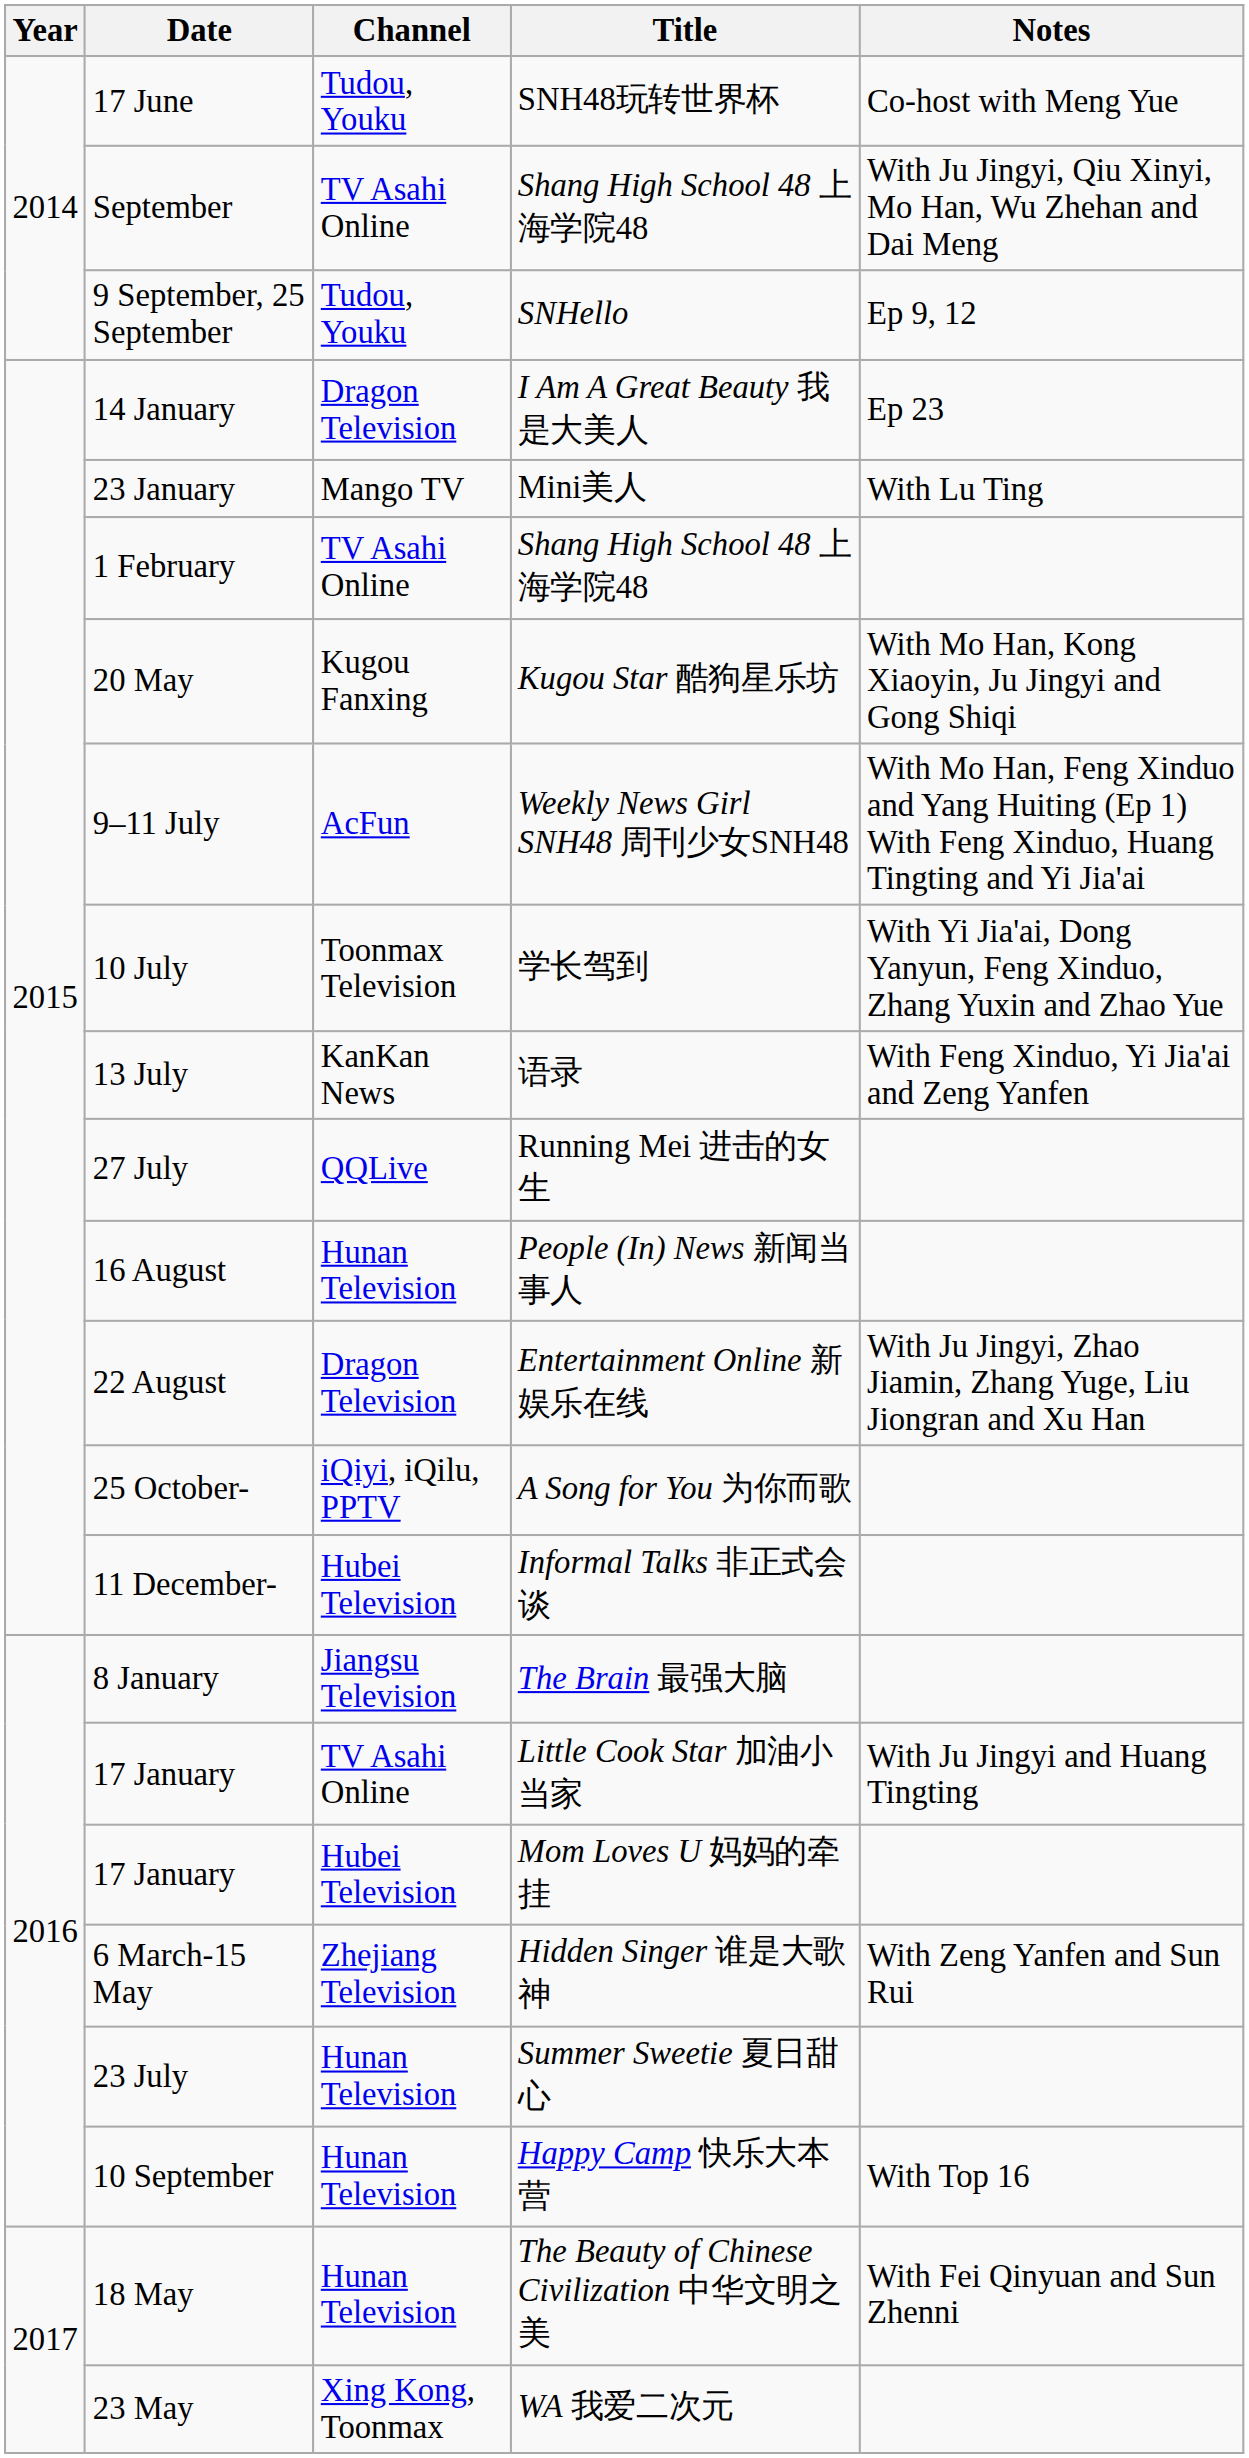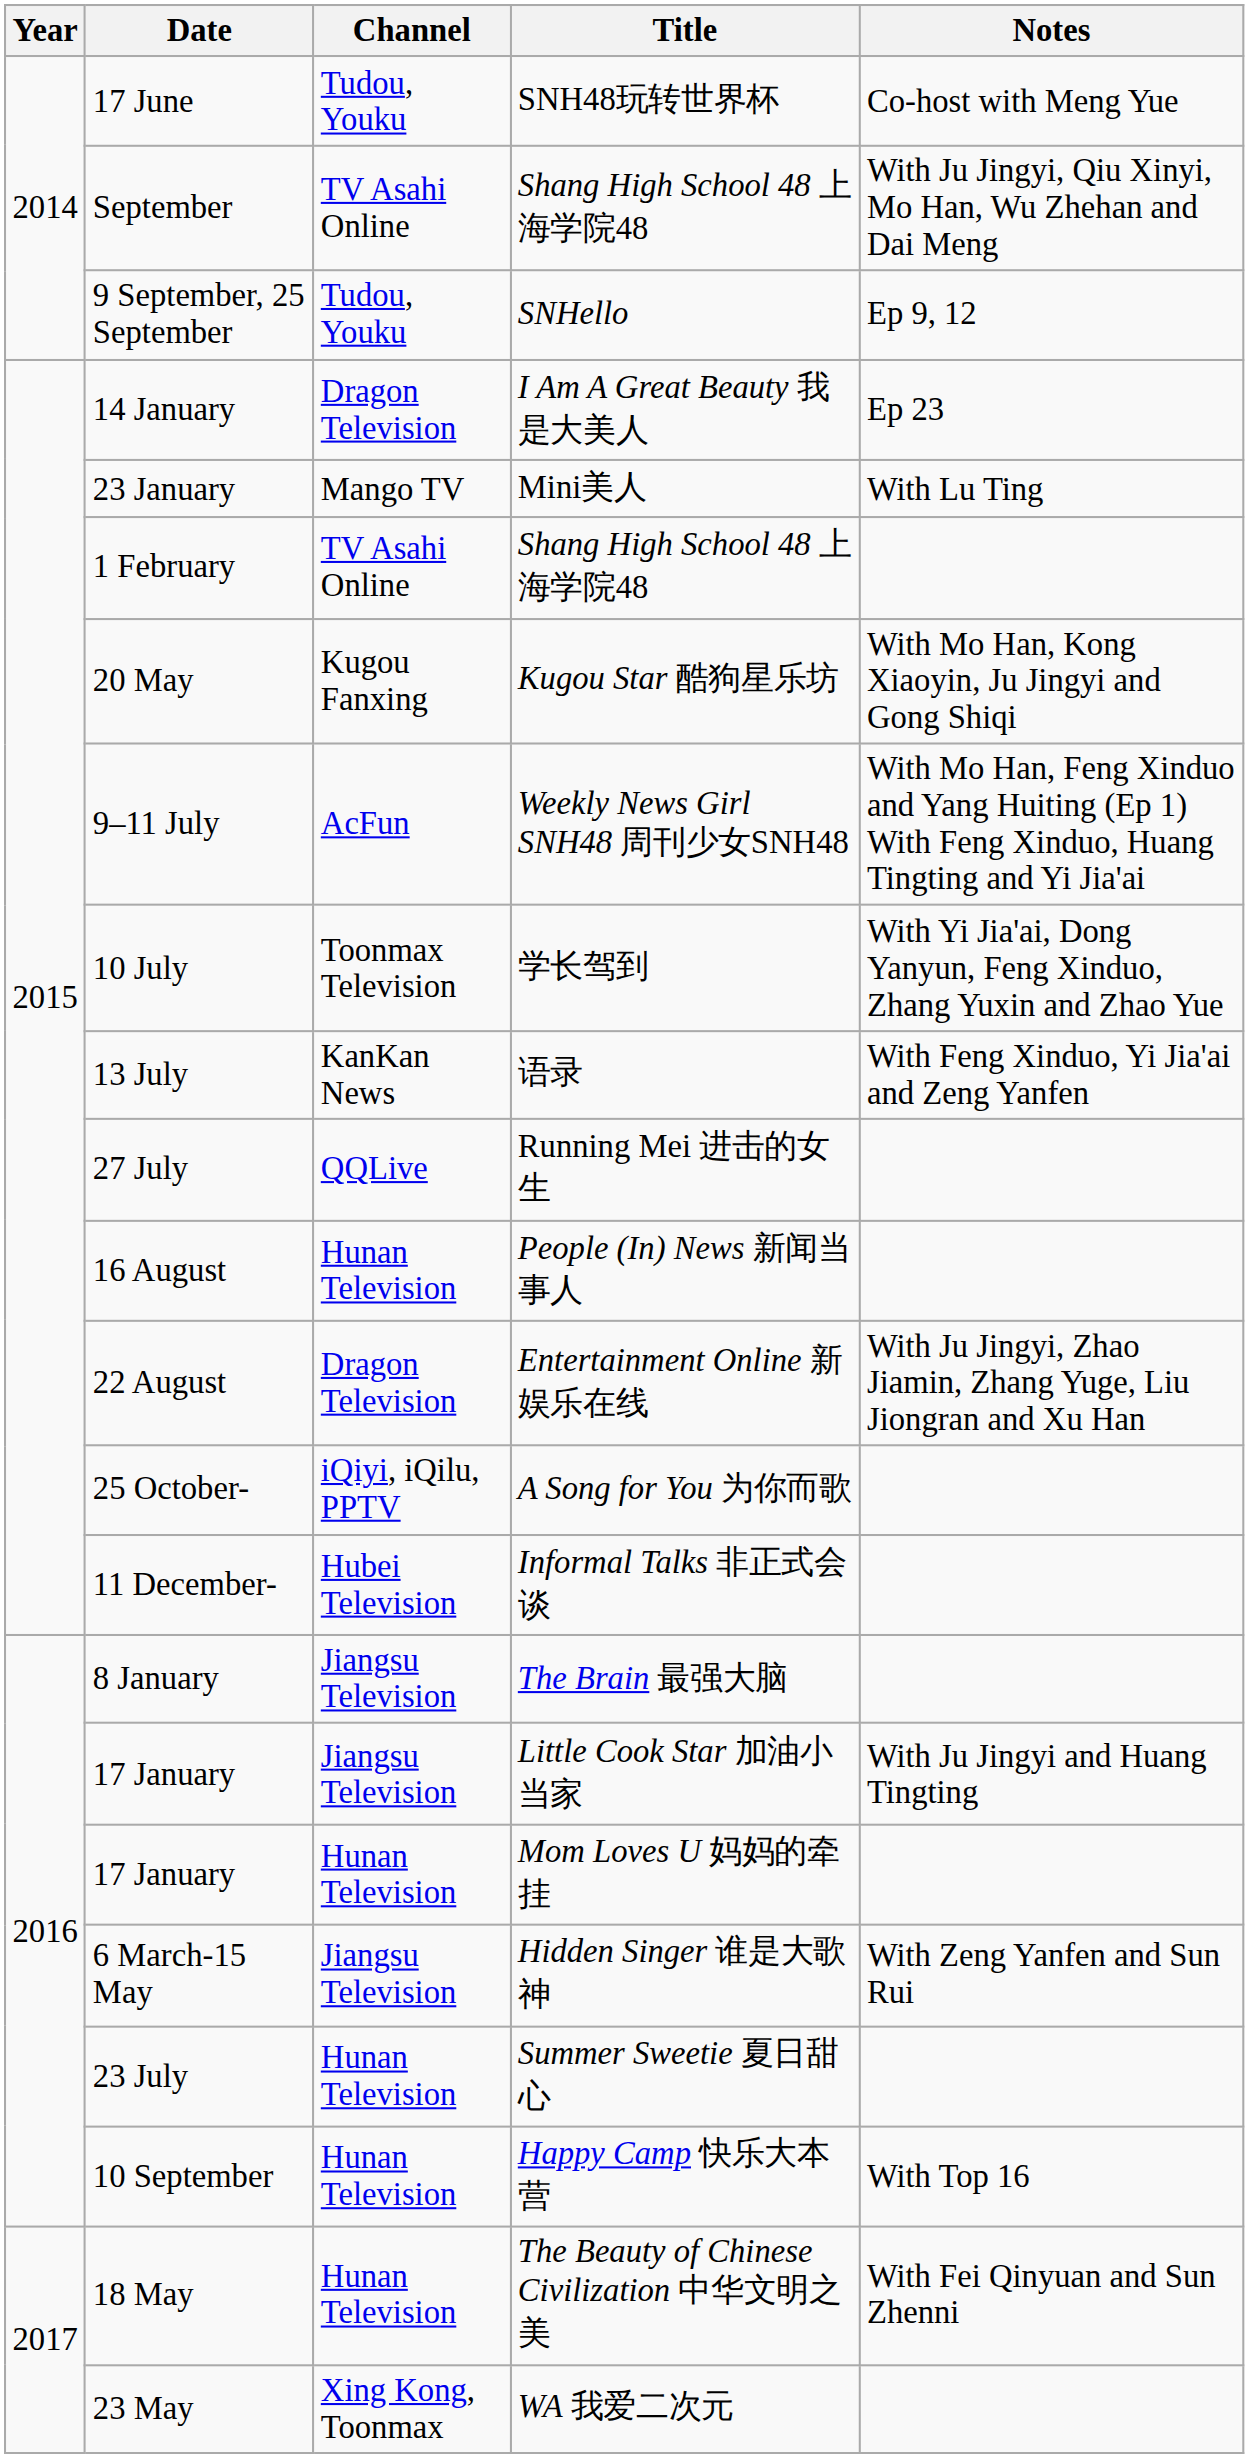(384, 1773) TV Asahi Online -> (389, 1773) Jiangsu Television
(389, 1874) Hubei Television -> (389, 1874) Hunan Television
(389, 1974) Zhejiang Television -> (389, 1974) Jiangsu Television
